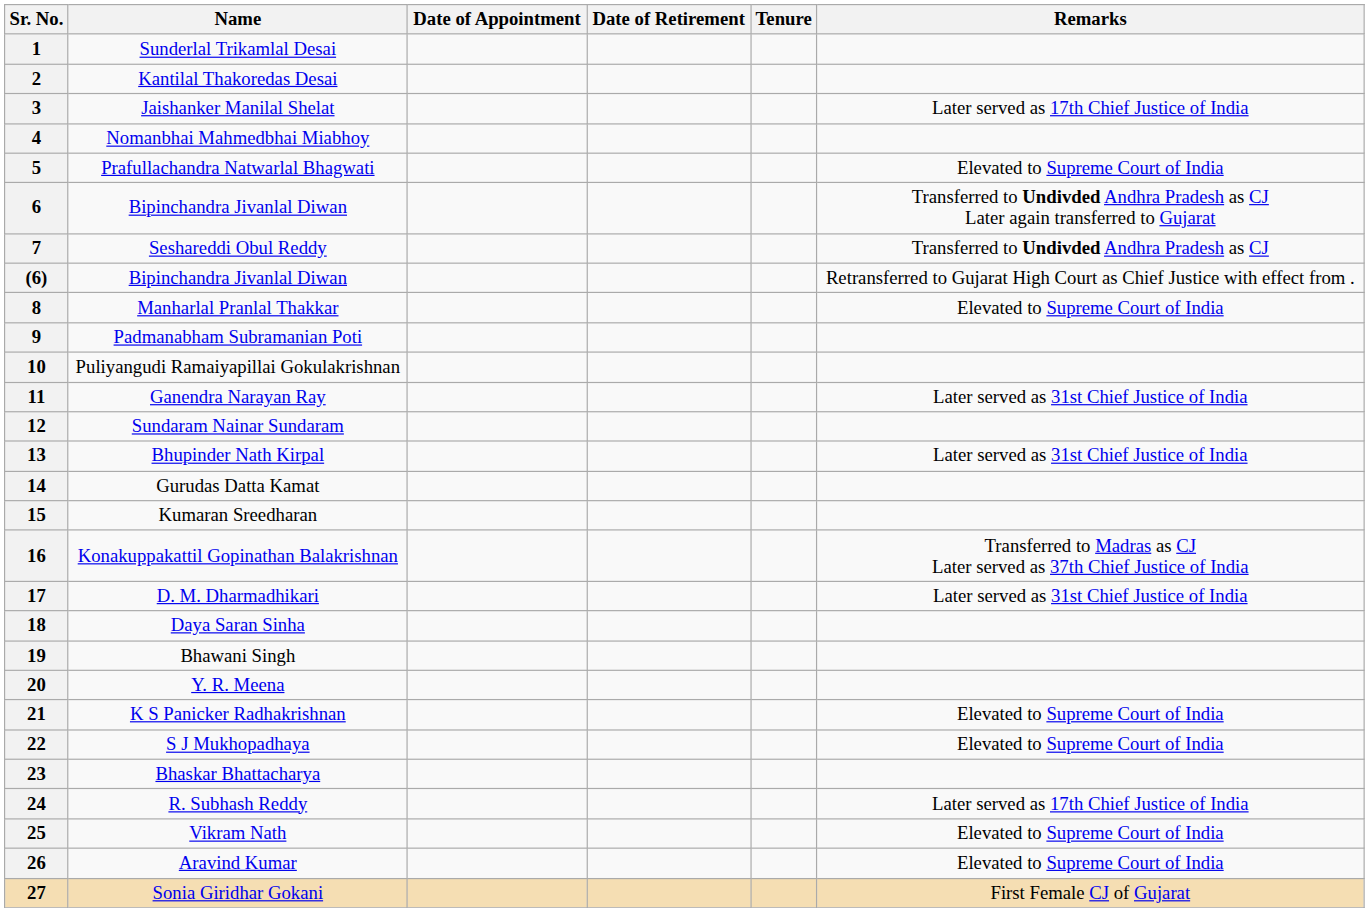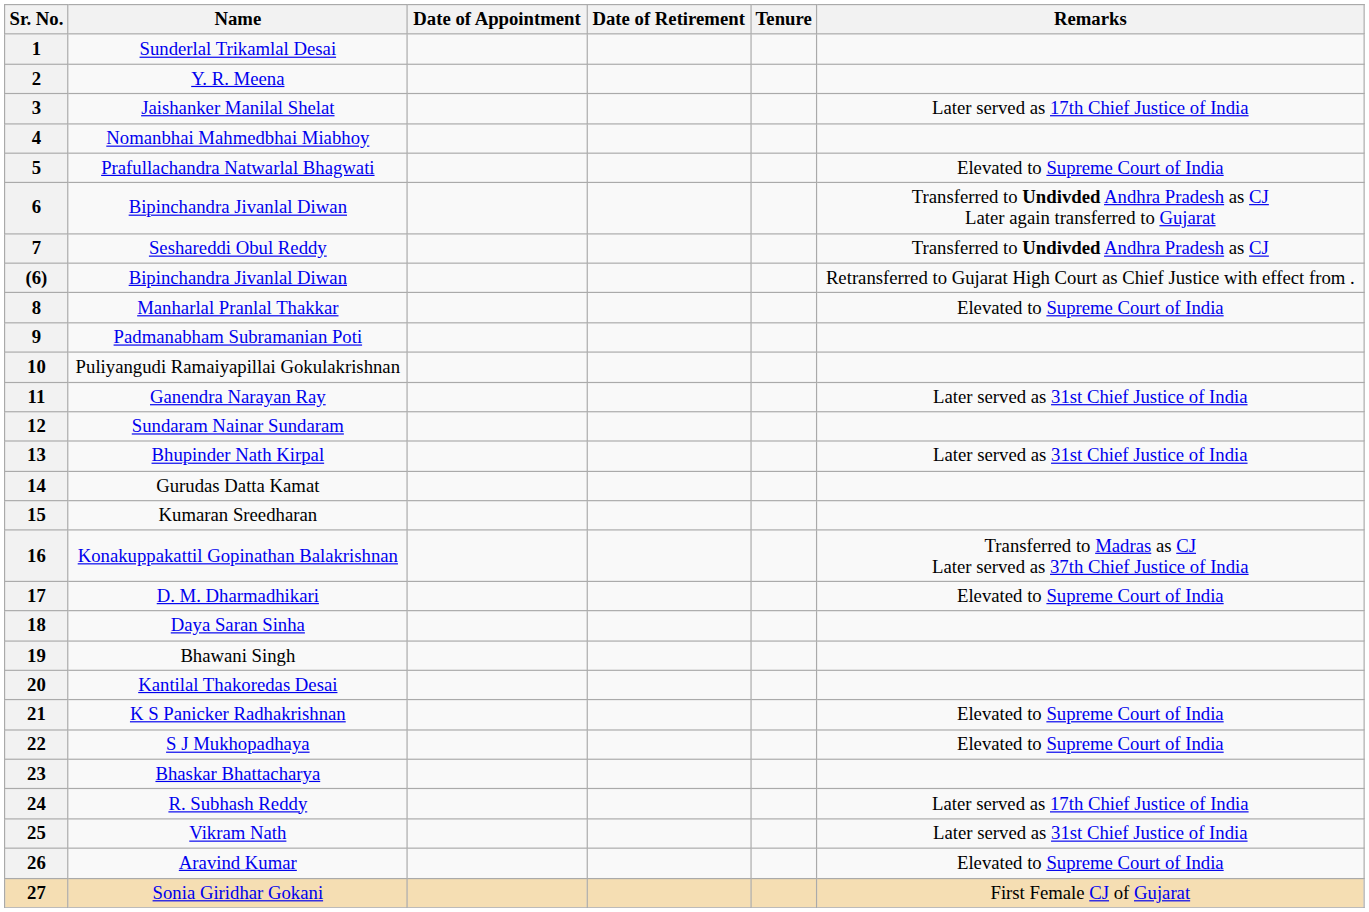(238, 78) Kantilal Thakoredas Desai -> (238, 78) Y. R. Meena
(1090, 595) Later served as 31st Chief Justice of India -> (1090, 595) Elevated to Supreme Court of India
(238, 684) Y. R. Meena -> (238, 684) Kantilal Thakoredas Desai
(1090, 833) Elevated to Supreme Court of India -> (1090, 833) Later served as 31st Chief Justice of India
